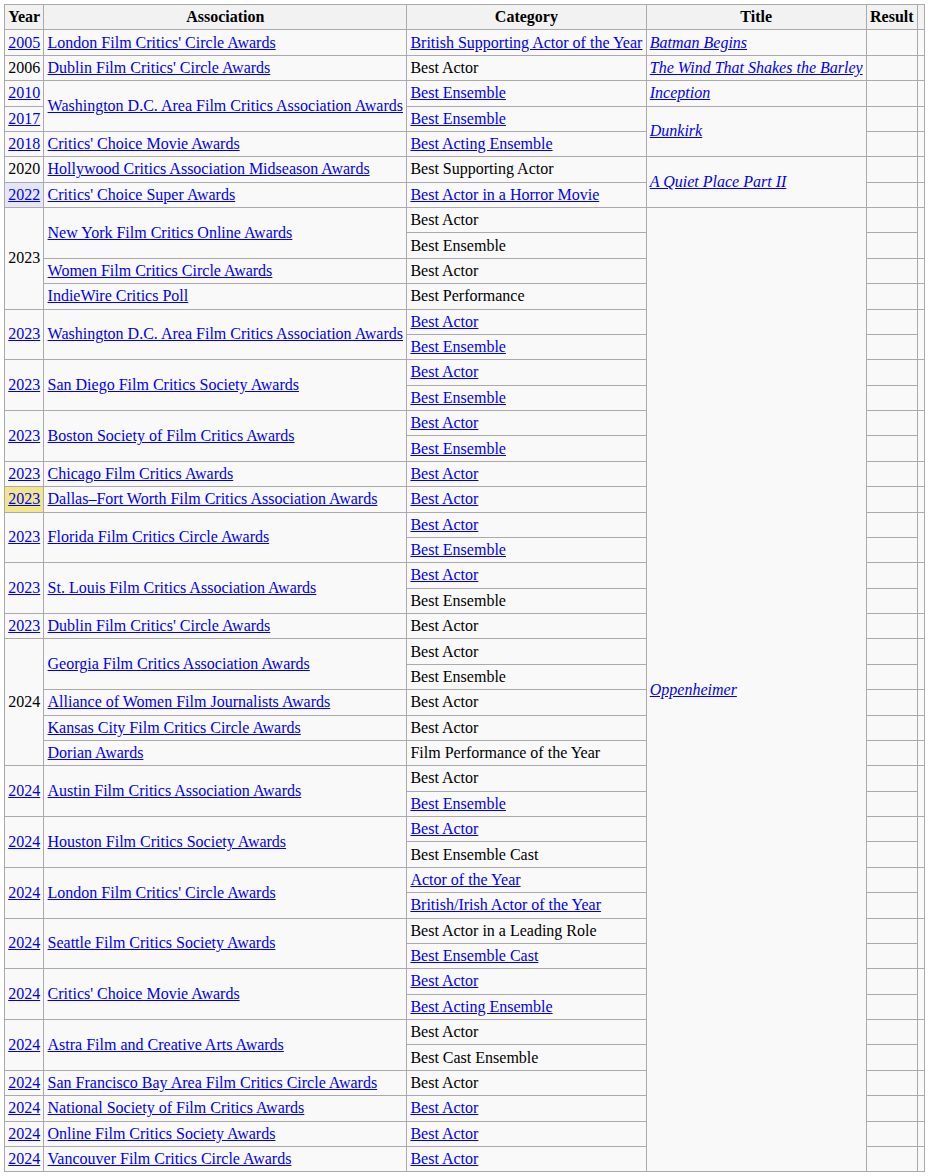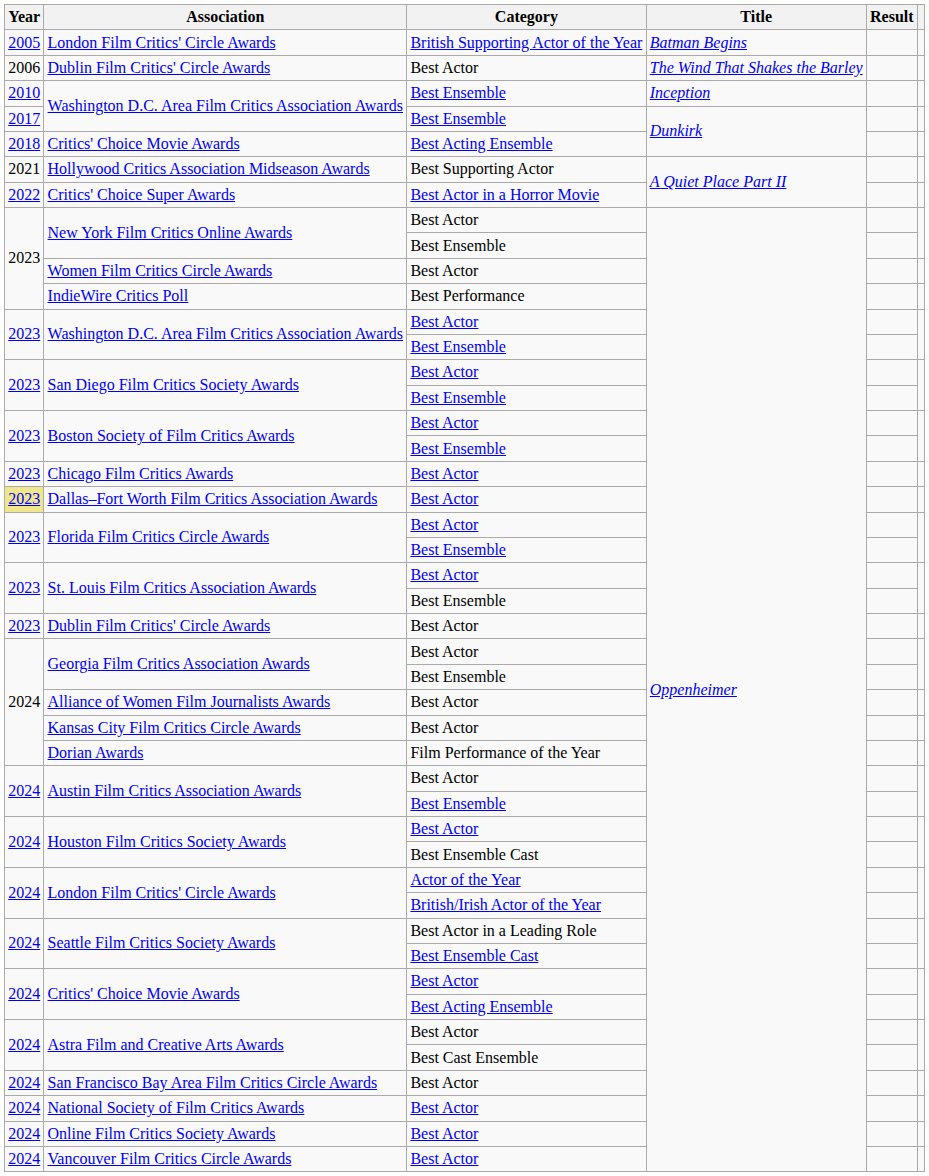(24, 169) 2020 -> (24, 169) 2021
(24, 194) lavender background -> (24, 194) no background
